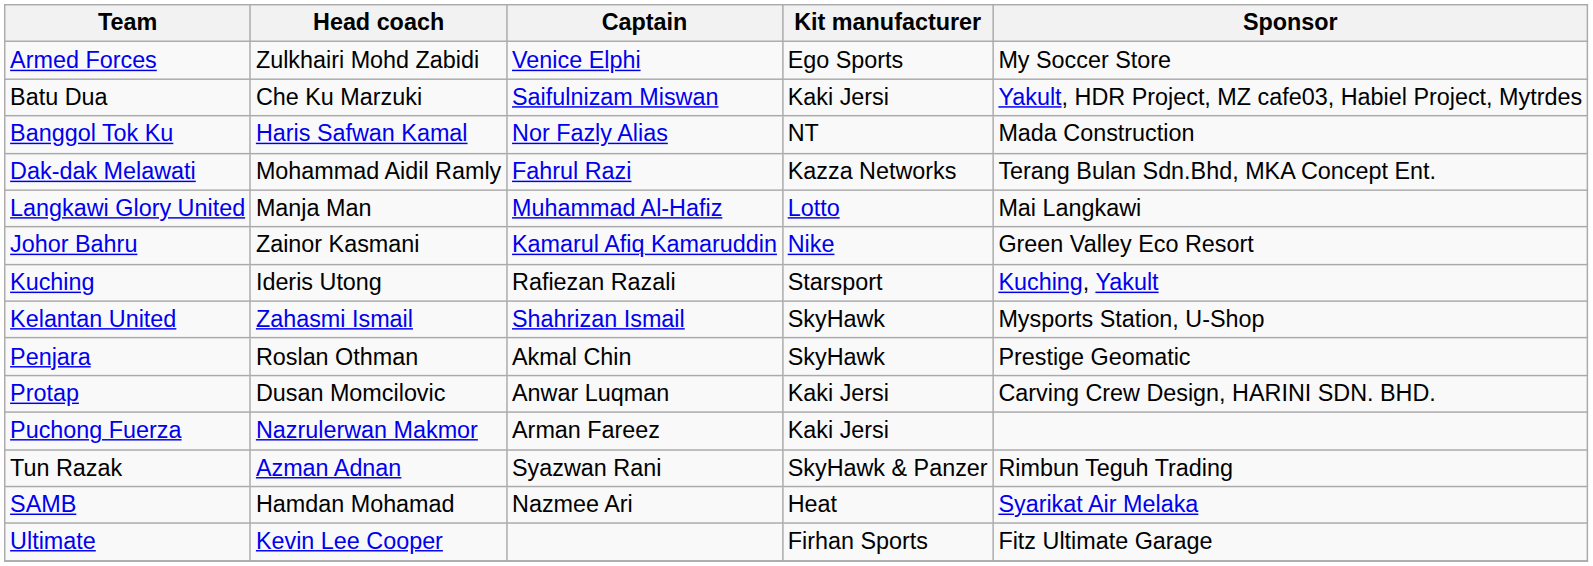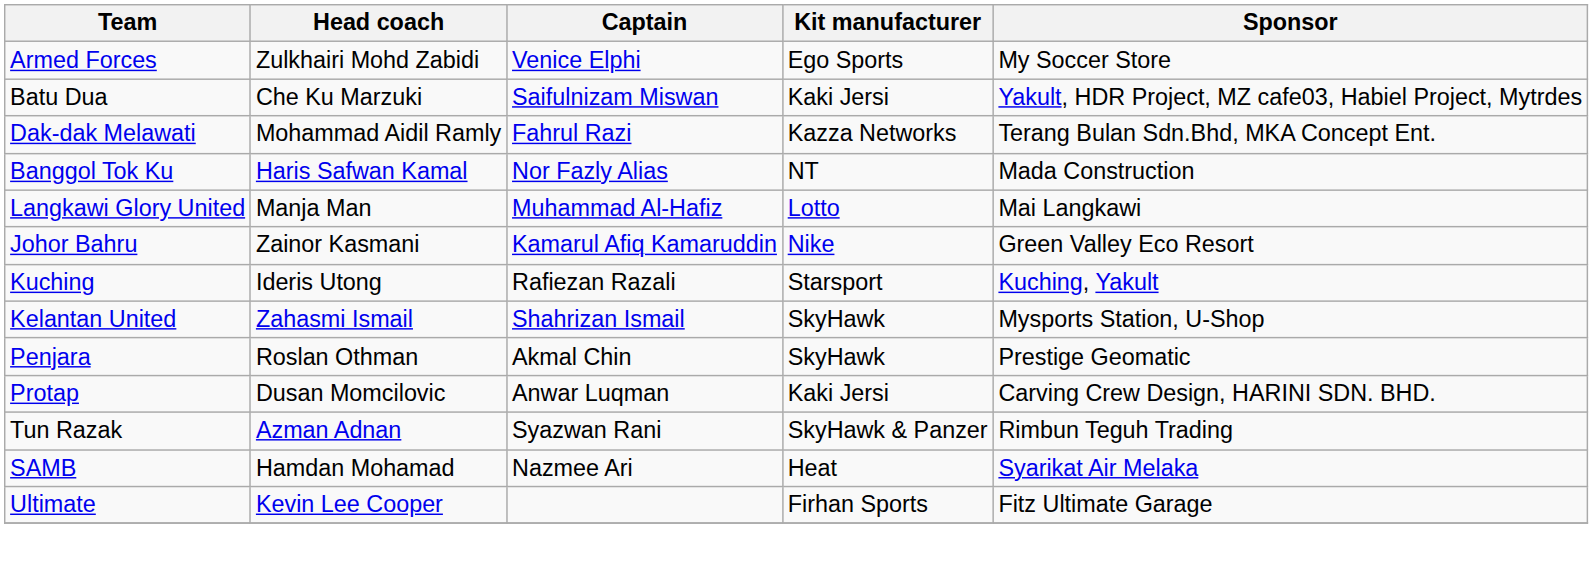rows swapped: (92, 134) <-> (103, 171)
- row: (96, 430)
